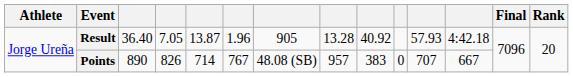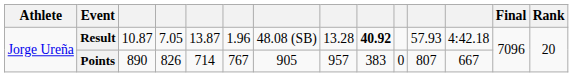(137, 38) 36.40 -> (137, 38) 10.87
(287, 38) 905 -> (287, 38) 48.08 (SB)
(376, 38) normal -> (376, 38) bold
(287, 61) 48.08 (SB) -> (287, 61) 905
(426, 61) 707 -> (426, 61) 807
